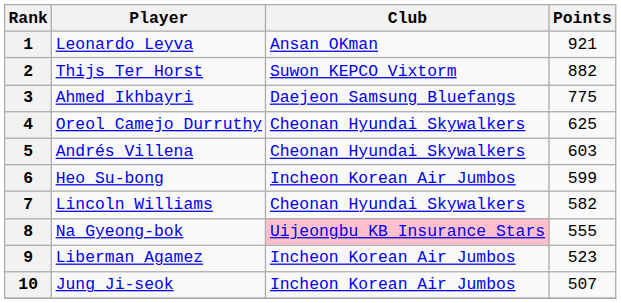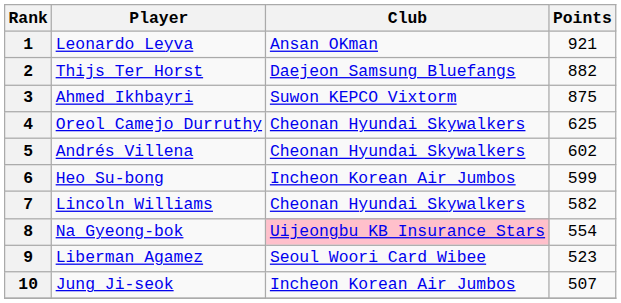(363, 71) Suwon KEPCO Vixtorm -> (393, 71) Daejeon Samsung Bluefangs
(393, 98) Daejeon Samsung Bluefangs -> (363, 98) Suwon KEPCO Vixtorm
(582, 98) 775 -> (582, 98) 875
(582, 151) 603 -> (582, 151) 602
(582, 232) 555 -> (582, 232) 554
(393, 258) Incheon Korean Air Jumbos -> (378, 258) Seoul Woori Card Wibee
